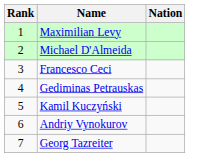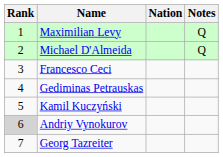+ column: (202, 13)
(21, 124) no background -> (21, 124) lightgrey background
